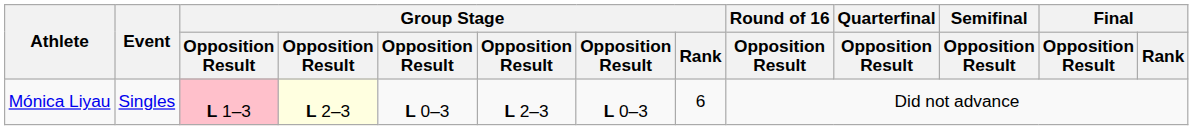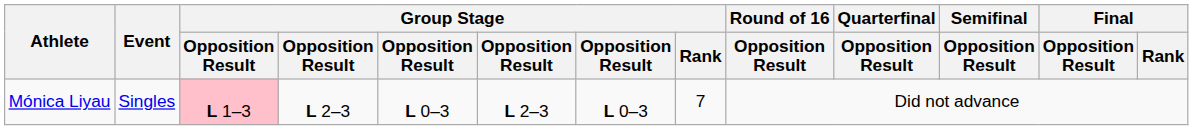(328, 112) lightyellow background -> (328, 112) no background
(700, 102) 6 -> (700, 102) 7
